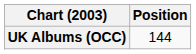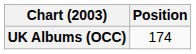(160, 37) 144 -> (160, 37) 174
